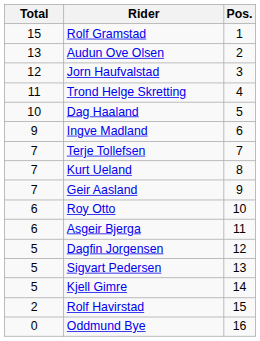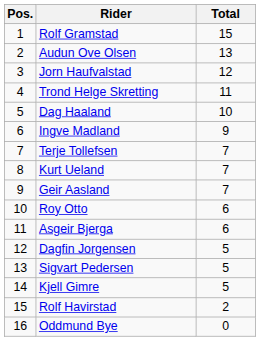columns swapped: (239, 14) <-> (34, 14)
